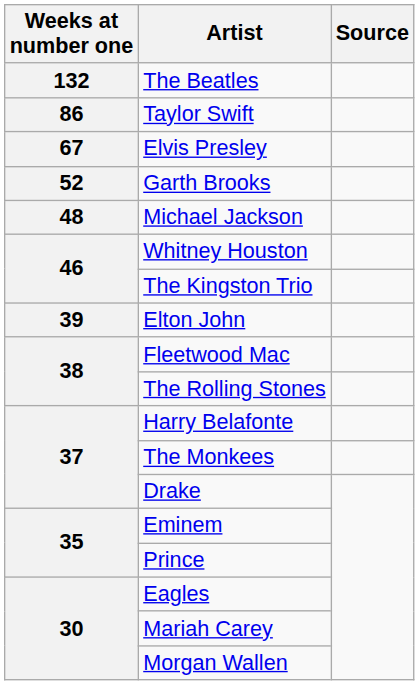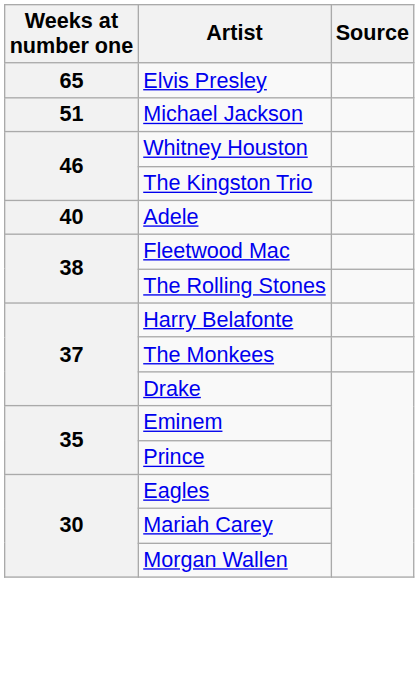- row: (201, 80)
- row: (198, 114)
(71, 148) 67 -> (71, 80) 65
- row: (207, 182)
(71, 217) 48 -> (71, 114) 51
+ row: (171, 217)
- row: (194, 319)
